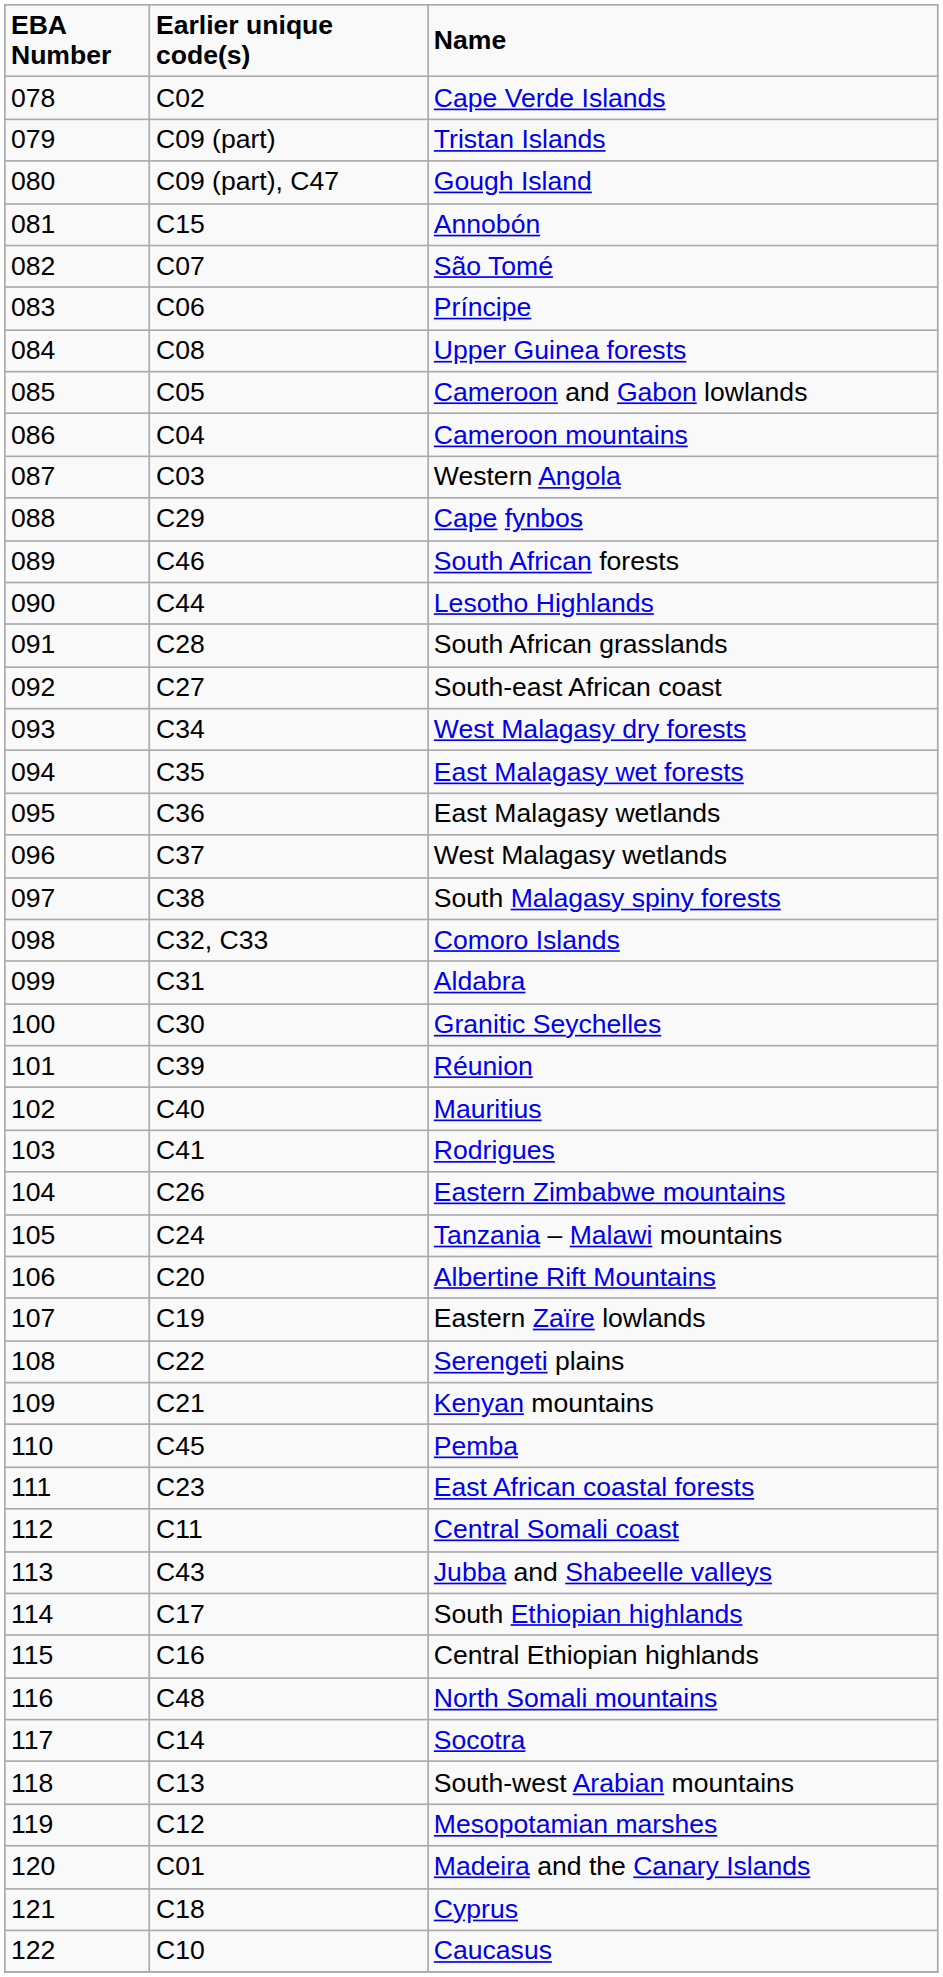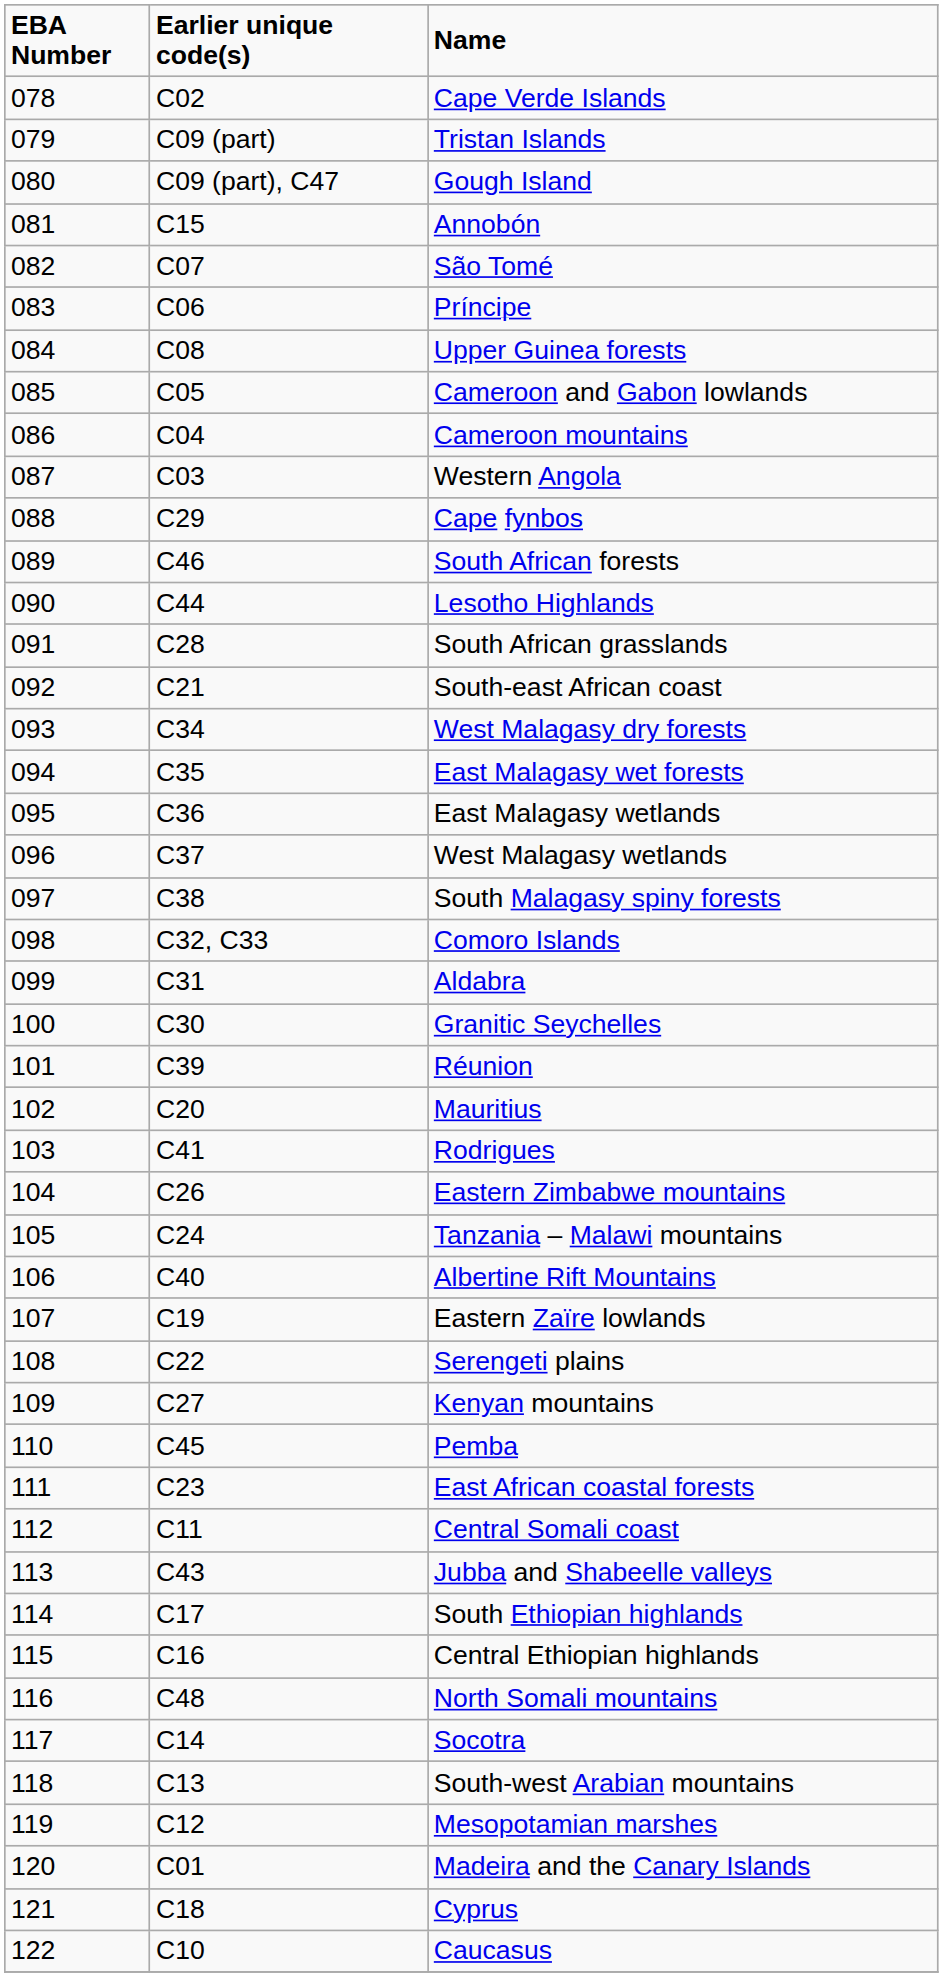(180, 687) C27 -> (180, 687) C21
(180, 1108) C40 -> (180, 1108) C20
(180, 1276) C20 -> (180, 1276) C40
(180, 1403) C21 -> (180, 1403) C27
